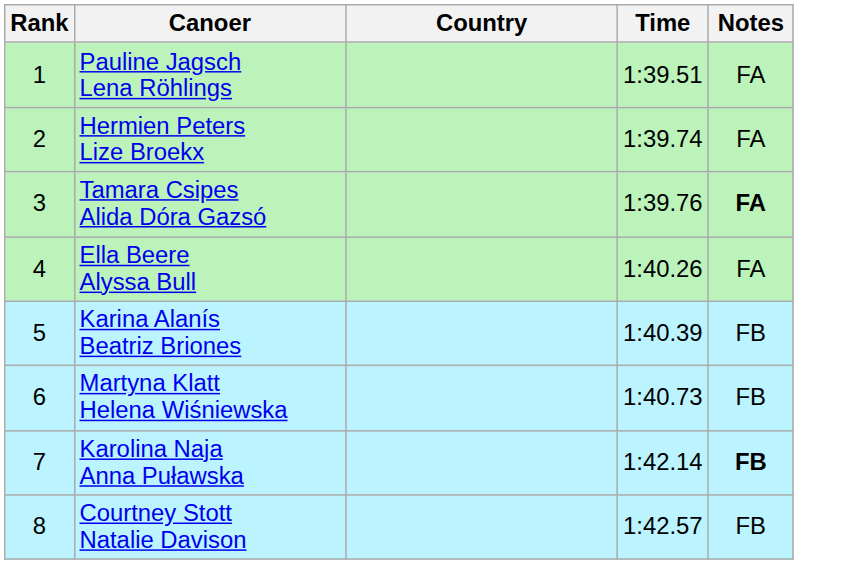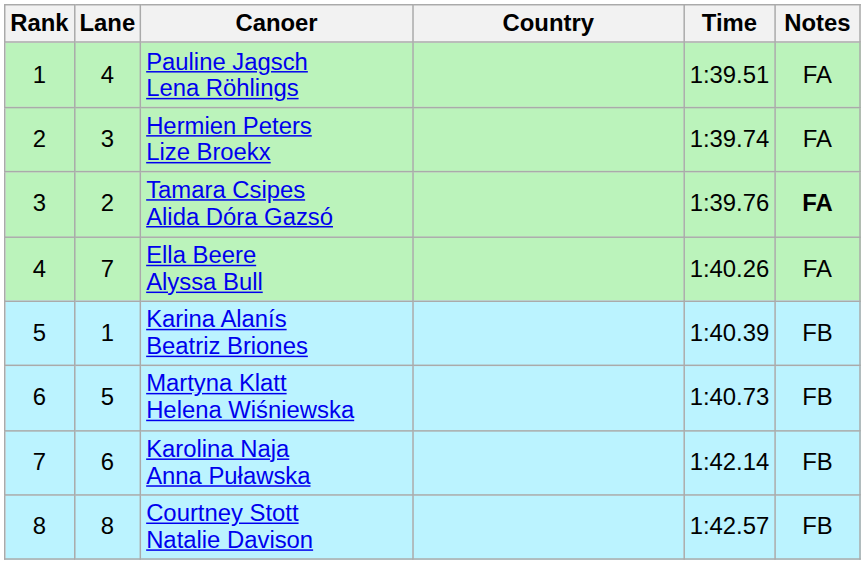+ column: (107, 23)
(751, 462) bold -> (817, 462) normal
